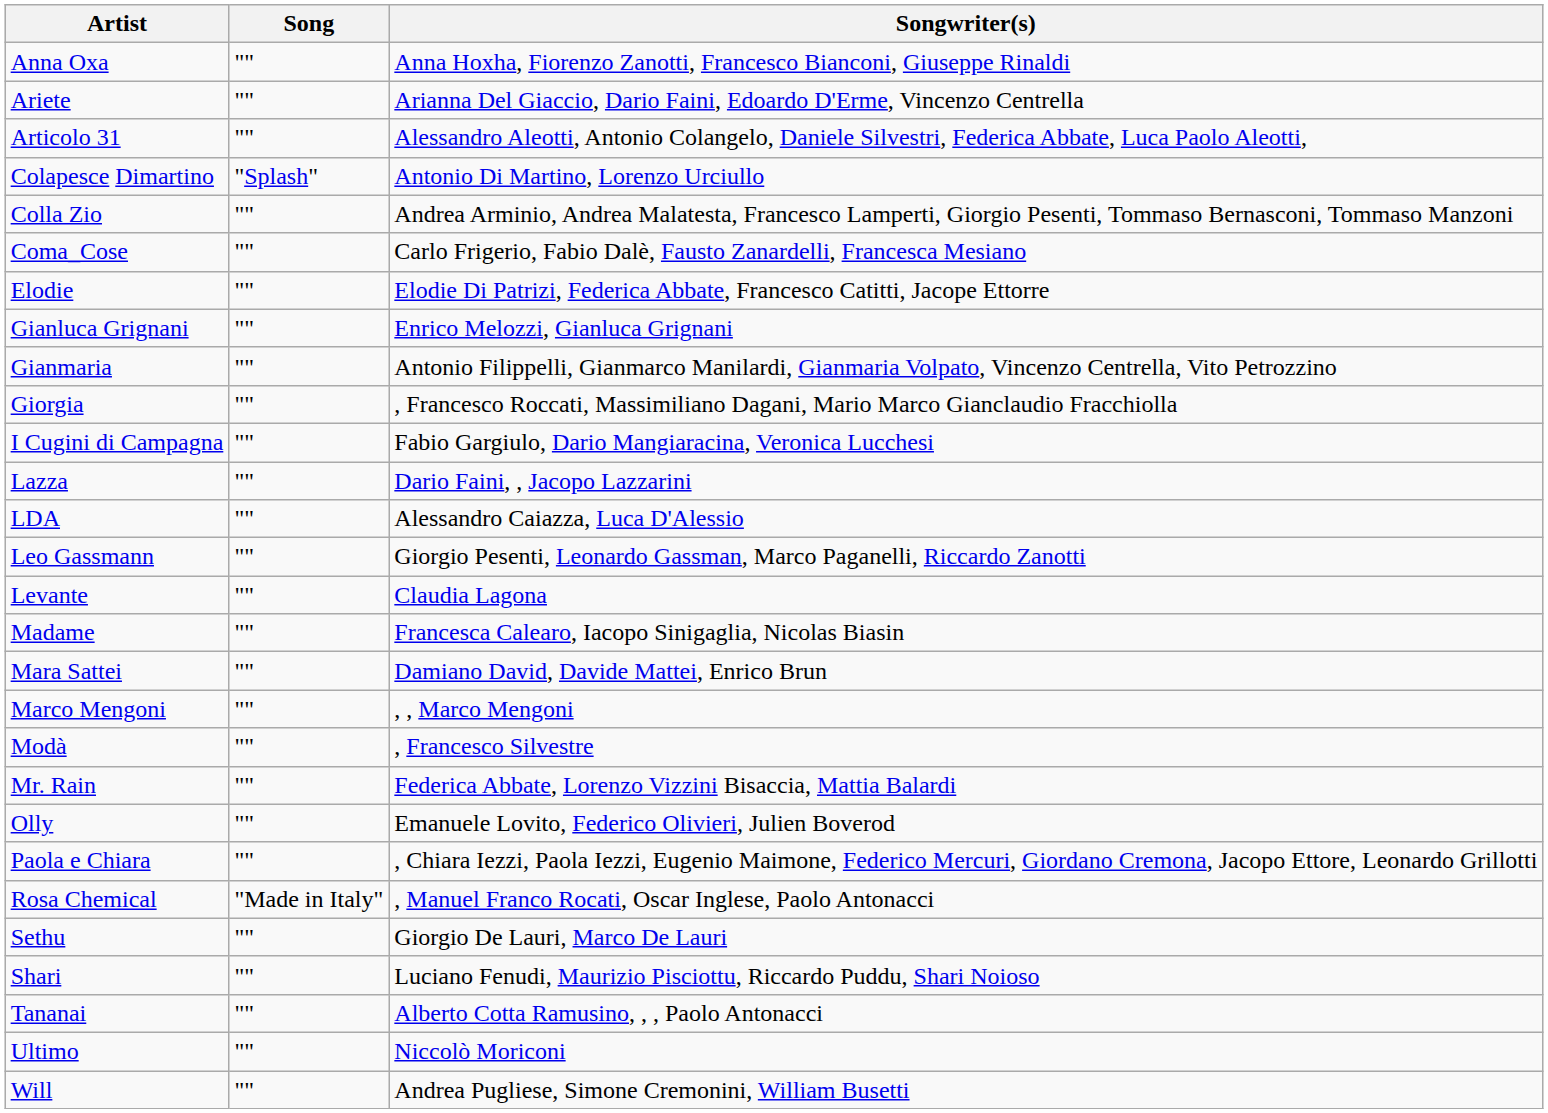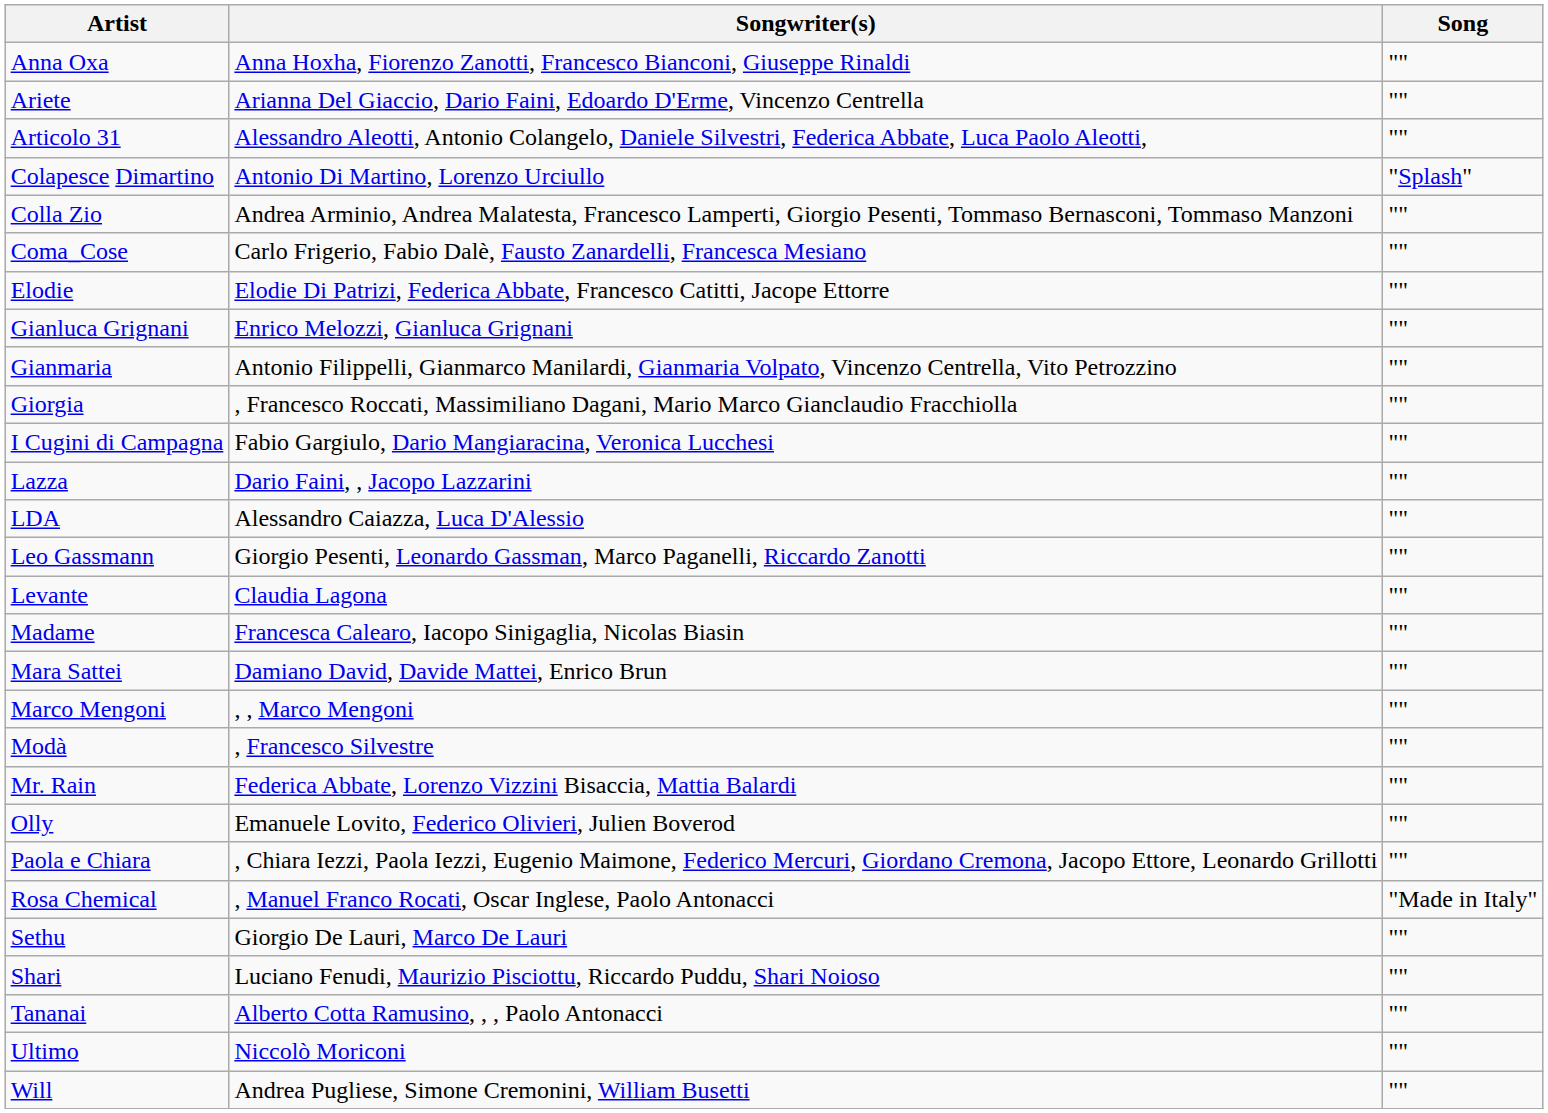columns swapped: (309, 23) <-> (966, 23)
